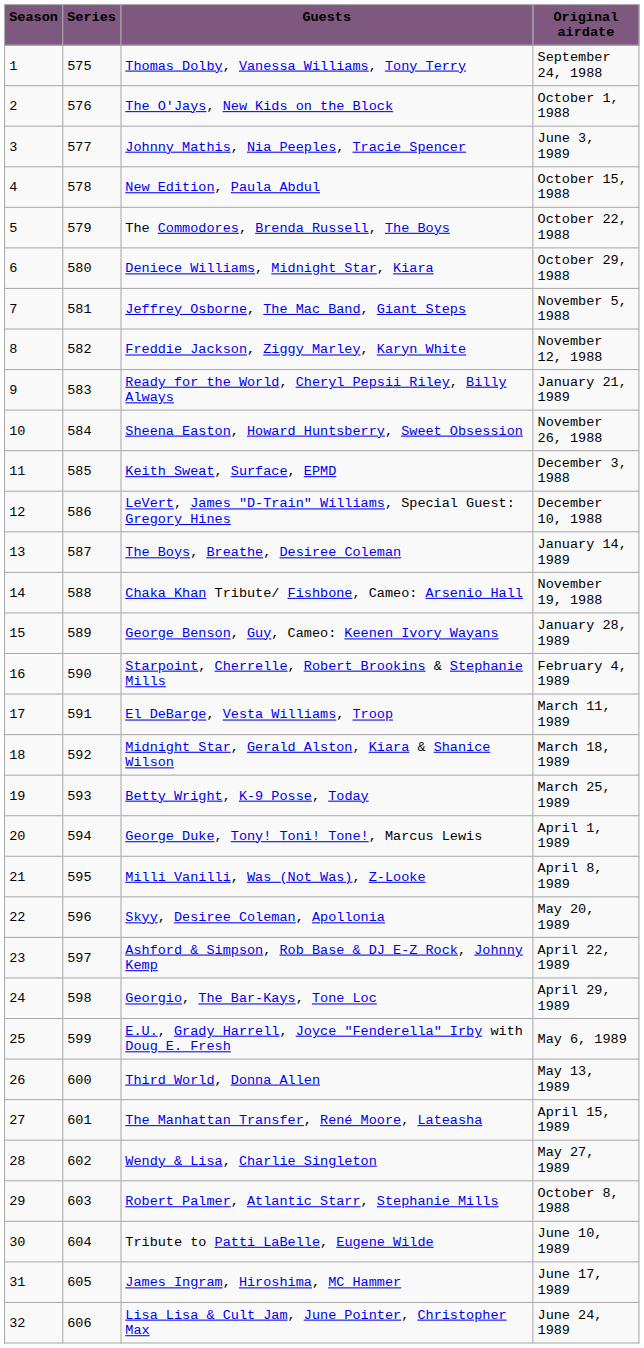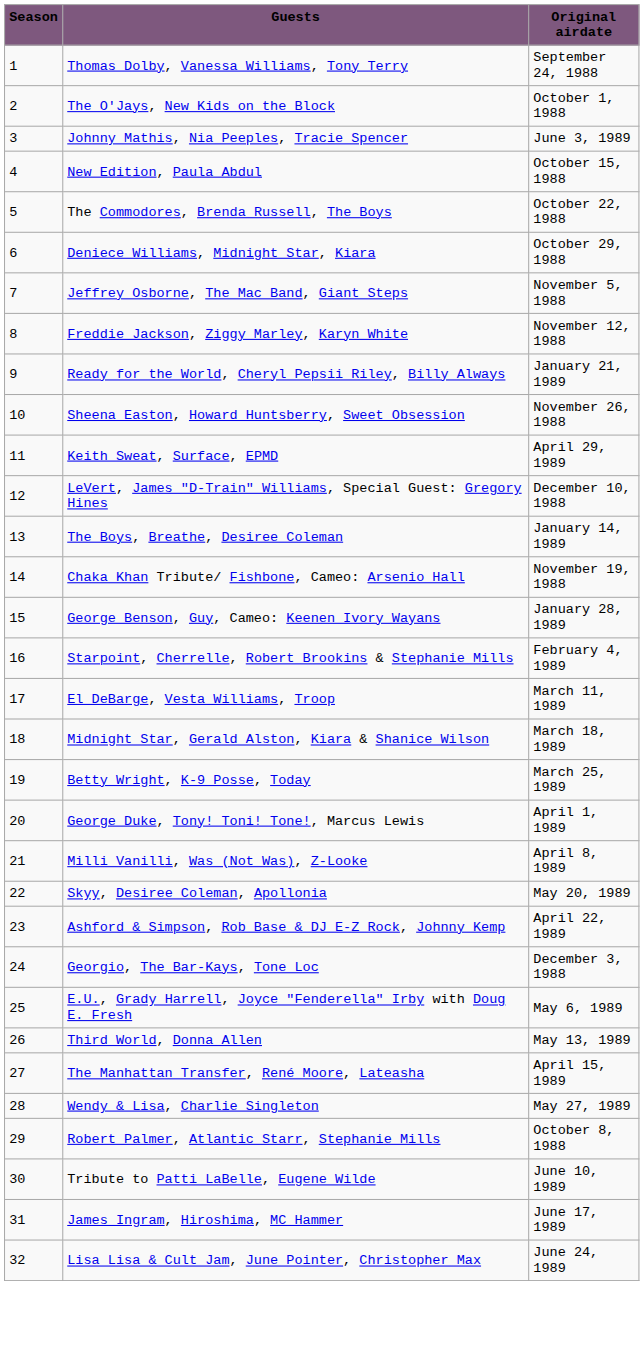- column: (92, 17)
(582, 471) December 3, 1988 -> (570, 455) April 29, 1989
(574, 998) April 29, 1989 -> (578, 967) December 3, 1988
